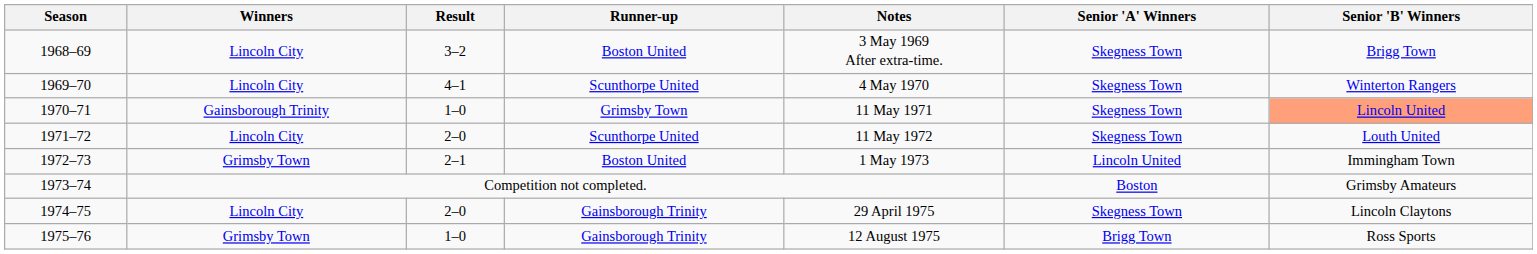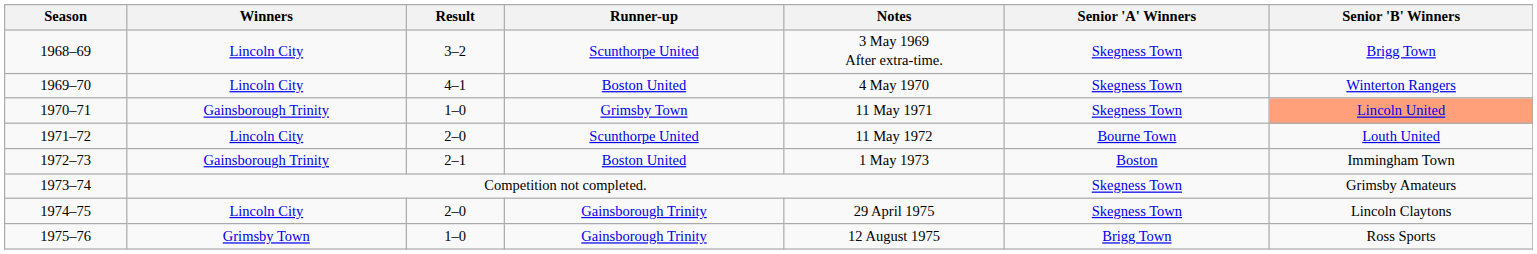(644, 51) Boston United -> (644, 51) Scunthorpe United
(644, 85) Scunthorpe United -> (644, 85) Boston United
(1137, 135) Skegness Town -> (1137, 135) Bourne Town
(266, 160) Grimsby Town -> (266, 160) Gainsborough Trinity
(1137, 160) Lincoln United -> (1137, 160) Boston
(1137, 186) Boston -> (1137, 186) Skegness Town
